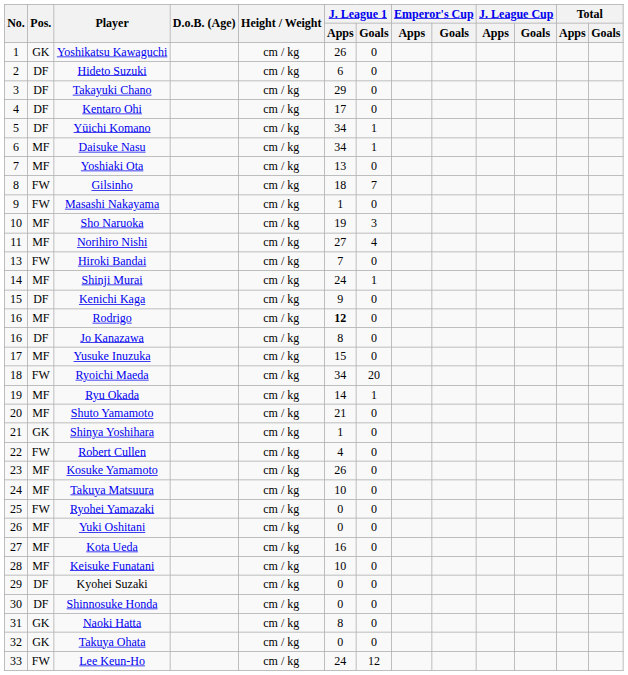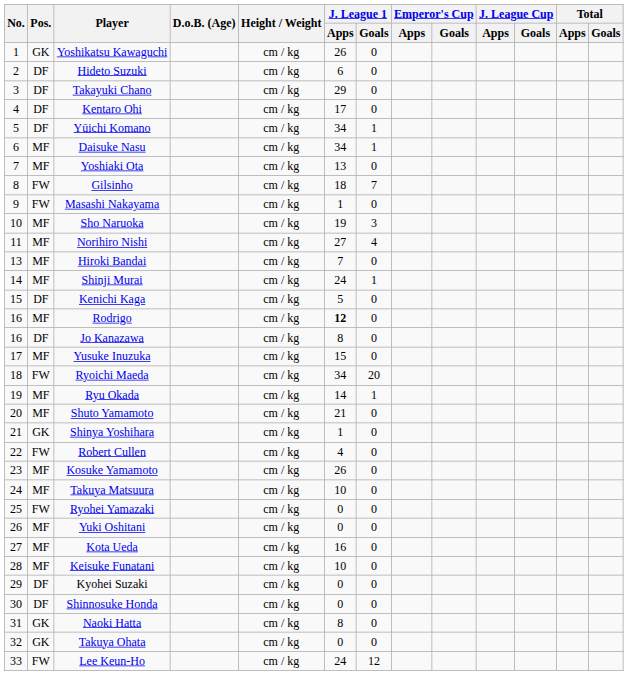(41, 261) FW -> (41, 261) MF
(340, 299) 9 -> (340, 299) 5
